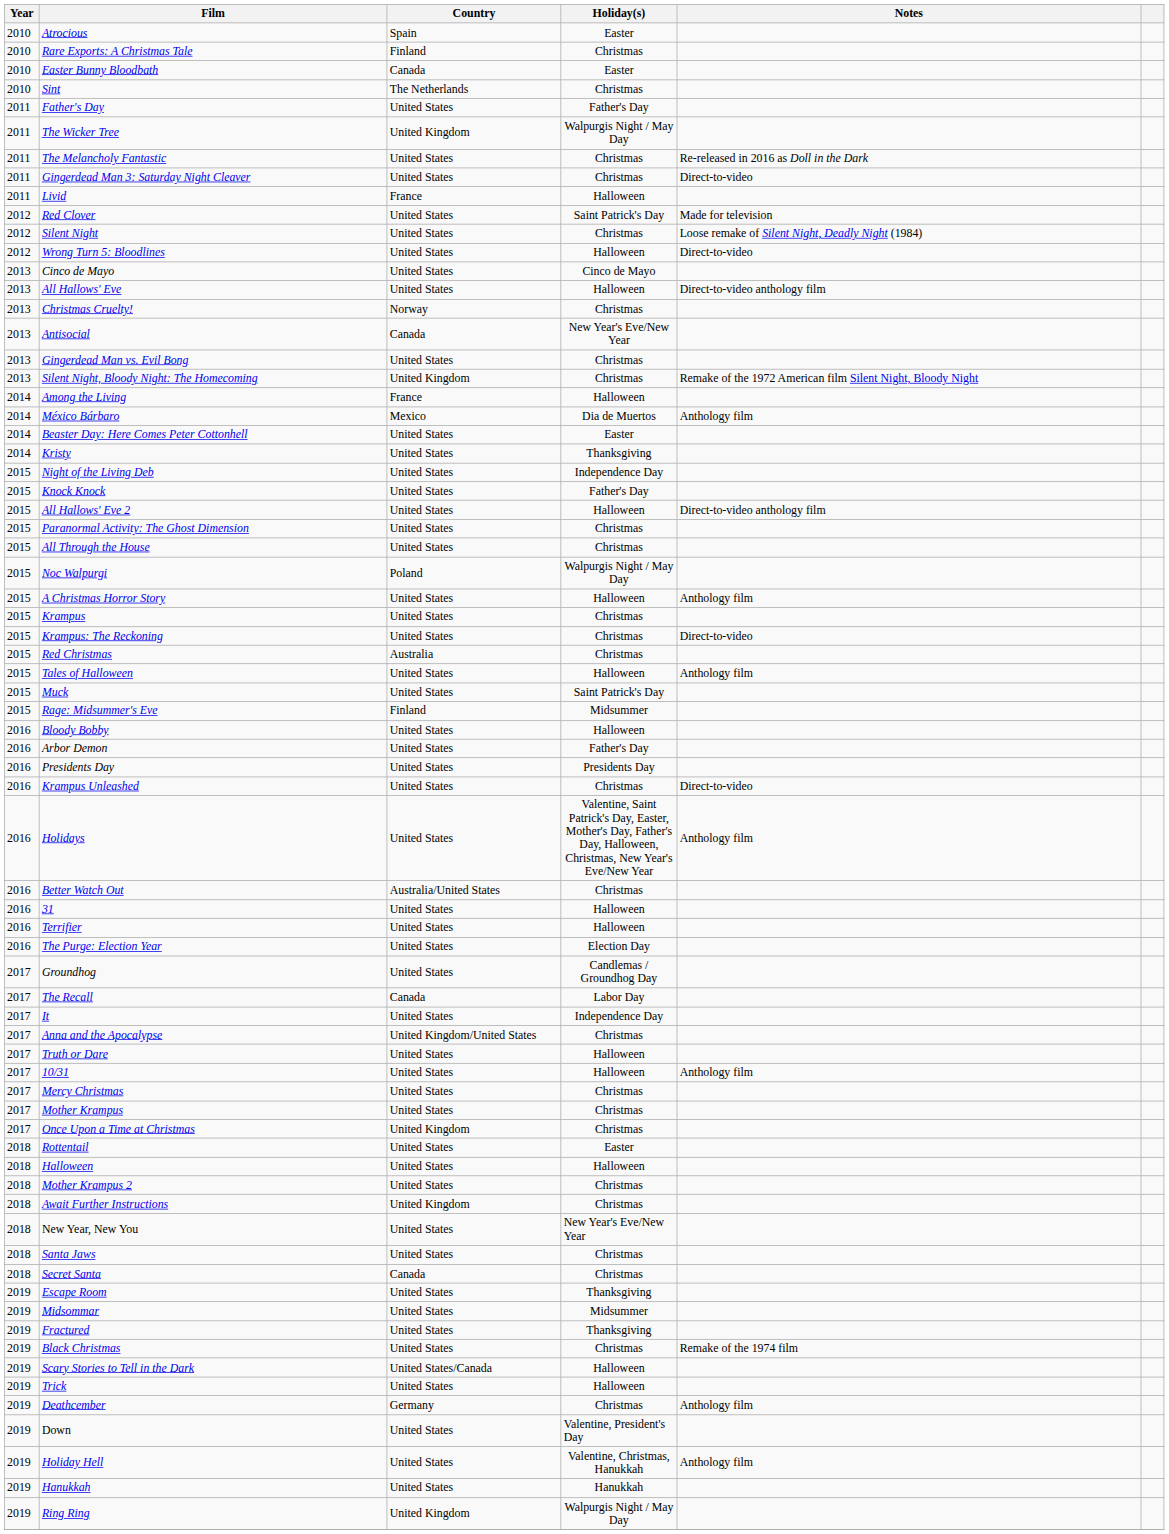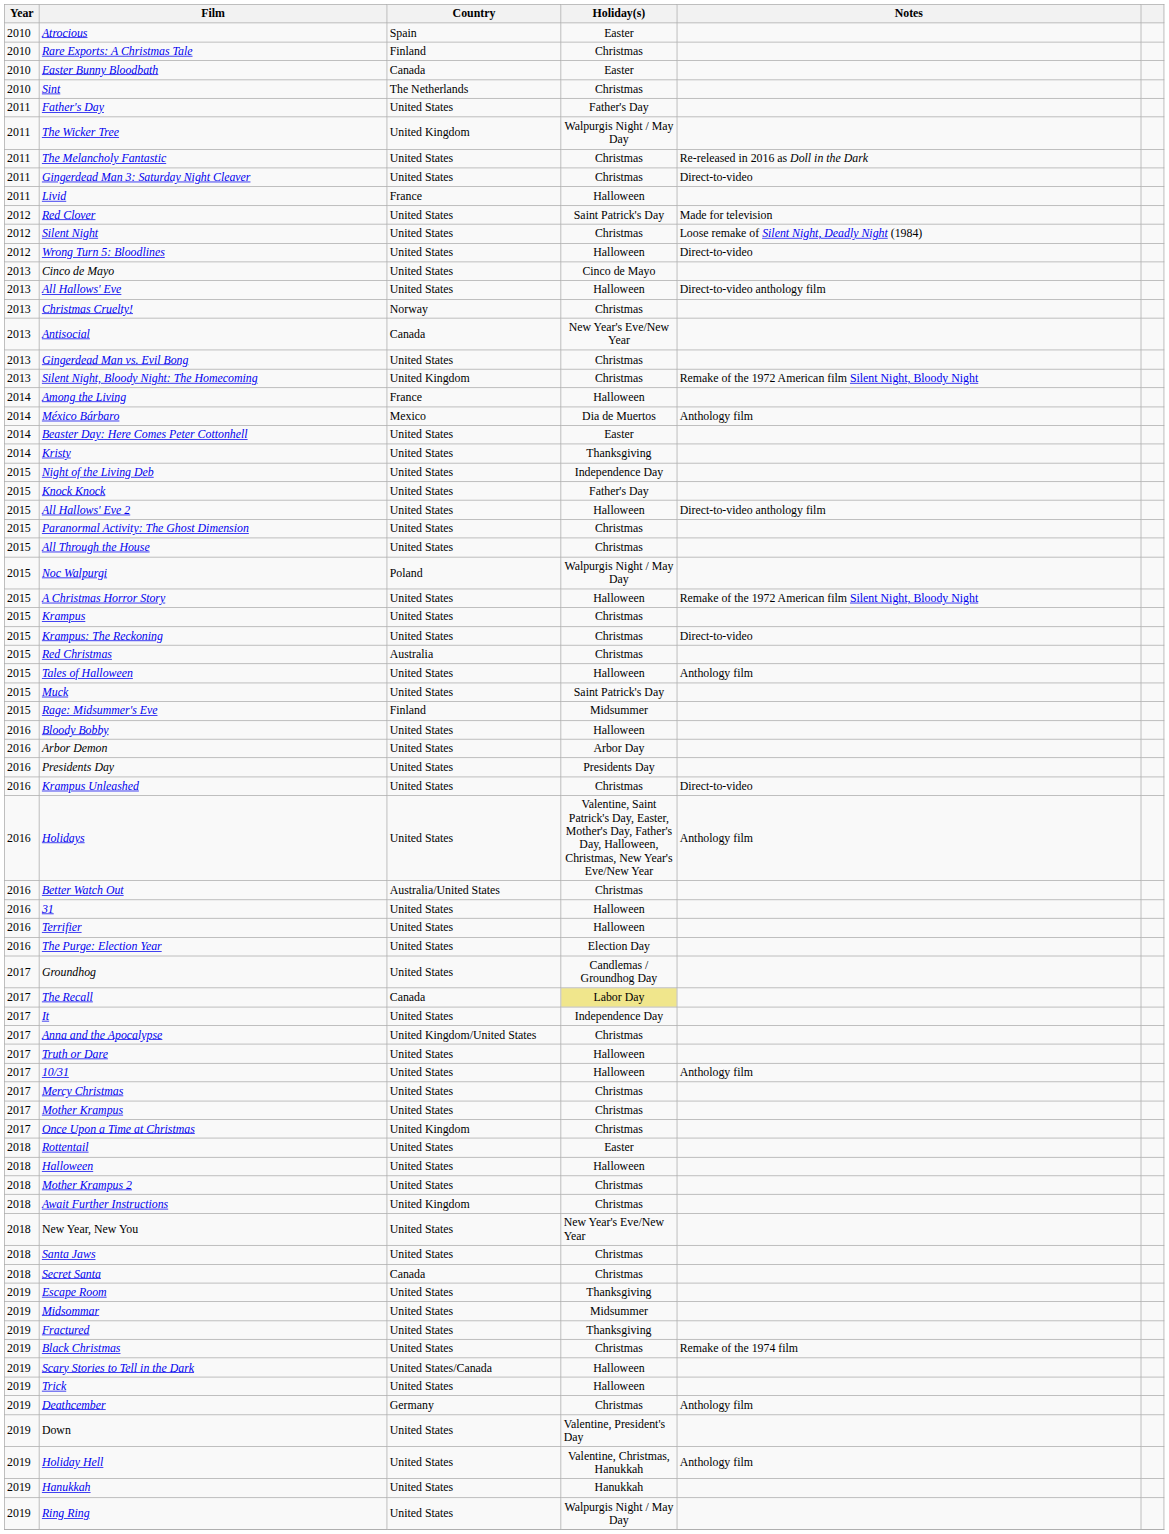(716, 598) Anthology film -> (829, 598) Remake of the 1972 American film Silent Night, Bloody Night
(619, 748) Father's Day -> (619, 748) Arbor Day
(619, 997) no background -> (619, 997) khaki background
(430, 1513) United Kingdom -> (421, 1513) United States
